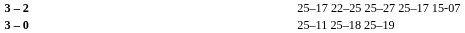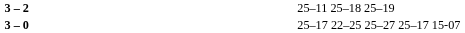(379, 8) 25–17 22–25 25–27 25–17 15-07 -> (346, 8) 25–11 25–18 25–19
(346, 25) 25–11 25–18 25–19 -> (379, 25) 25–17 22–25 25–27 25–17 15-07
